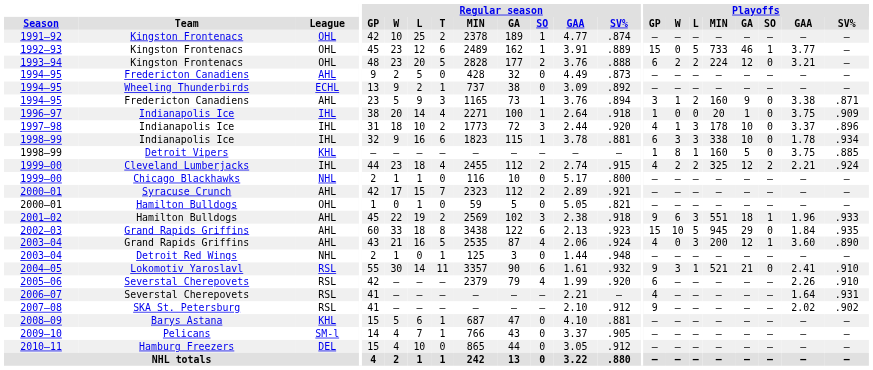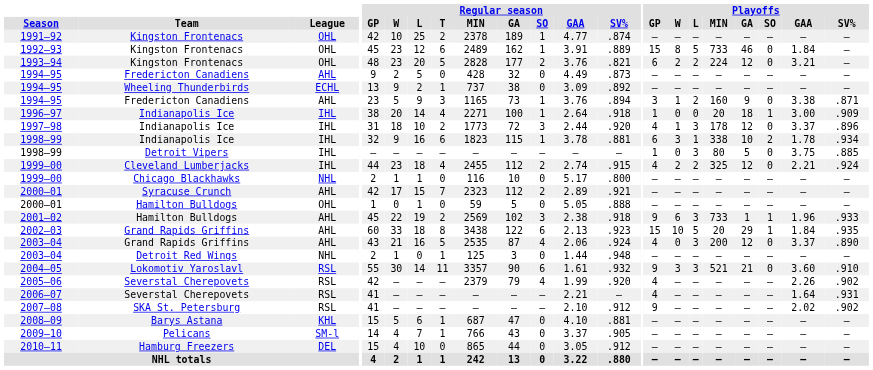(678, 49) 0 -> (678, 49) 8
(770, 49) 1 -> (770, 49) 0
(803, 49) 3.77 -> (803, 49) 1.84
(619, 62) .888 -> (619, 62) .821
(747, 114) 1 -> (747, 114) 18
(770, 114) 0 -> (770, 114) 1
(803, 114) 3.75 -> (803, 114) 3.00
(747, 127) 10 -> (747, 127) 12
(696, 140) 3 -> (696, 140) 1
(770, 140) 0 -> (770, 140) 2
(327, 153) KHL -> (327, 153) IHL
(678, 153) 8 -> (678, 153) 0
(696, 153) 1 -> (696, 153) 3
(719, 153) 160 -> (719, 153) 80
(770, 166) 2 -> (770, 166) 0
(619, 204) .821 -> (619, 204) .888
(719, 217) 551 -> (719, 217) 733
(747, 217) 18 -> (747, 217) 1
(719, 230) 945 -> (719, 230) 20
(770, 230) 0 -> (770, 230) 1
(770, 243) 1 -> (770, 243) 0
(803, 243) 3.60 -> (803, 243) 3.37
(696, 269) 1 -> (696, 269) 3
(803, 269) 2.41 -> (803, 269) 3.60
(655, 282) 6 -> (655, 282) 4
(847, 282) .910 -> (847, 282) .902
